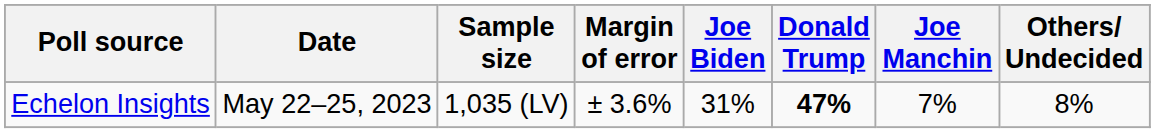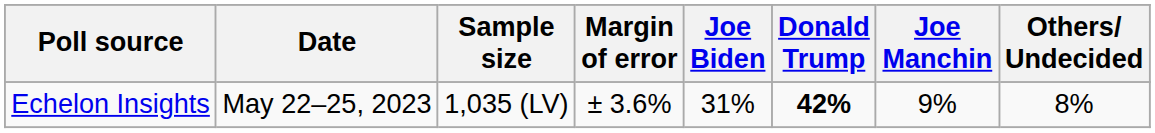(824, 103) 47% -> (824, 103) 42%
(937, 103) 7% -> (937, 103) 9%
